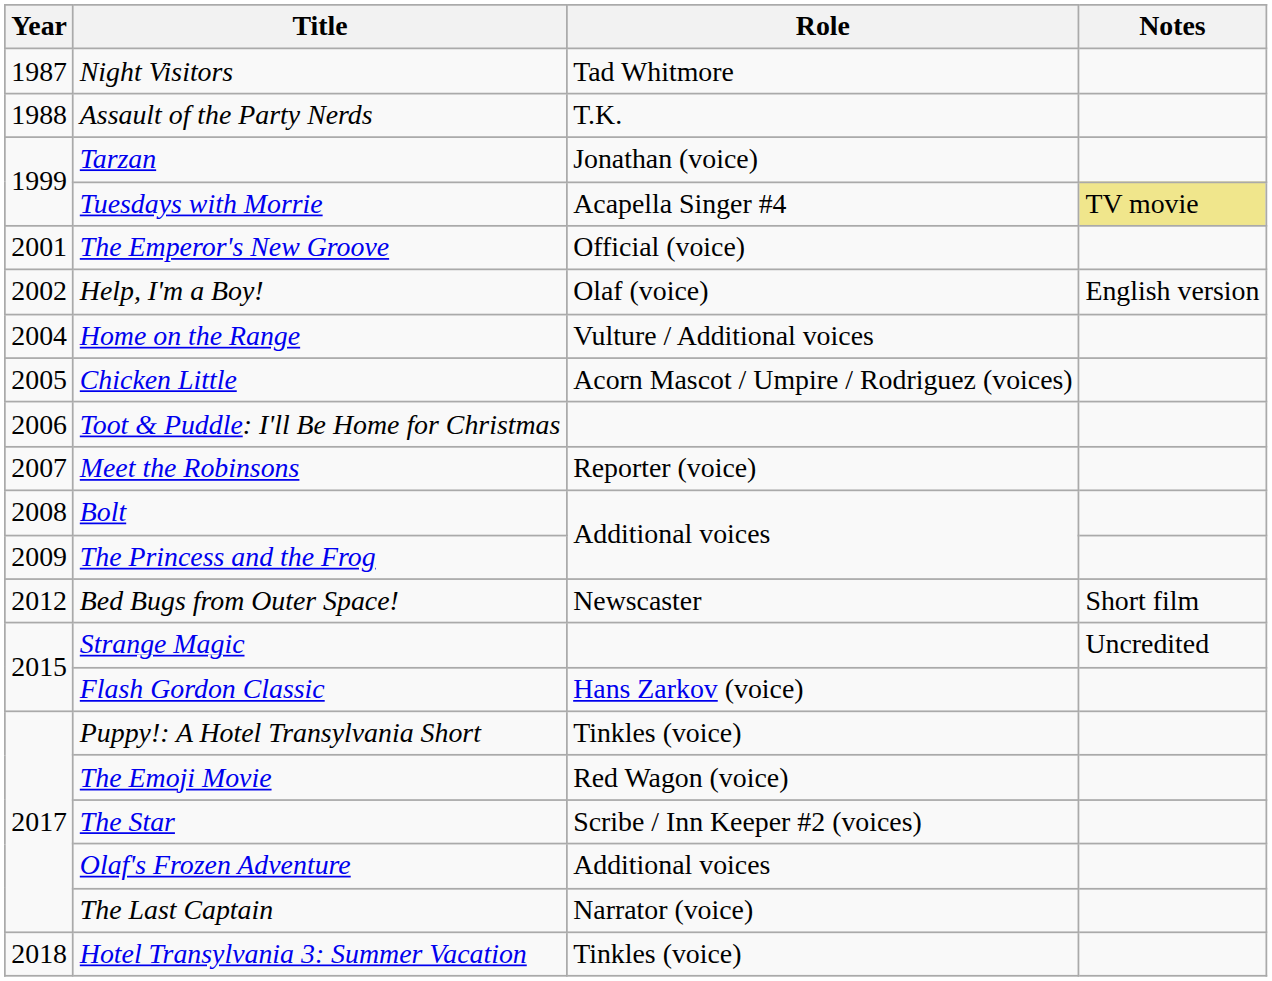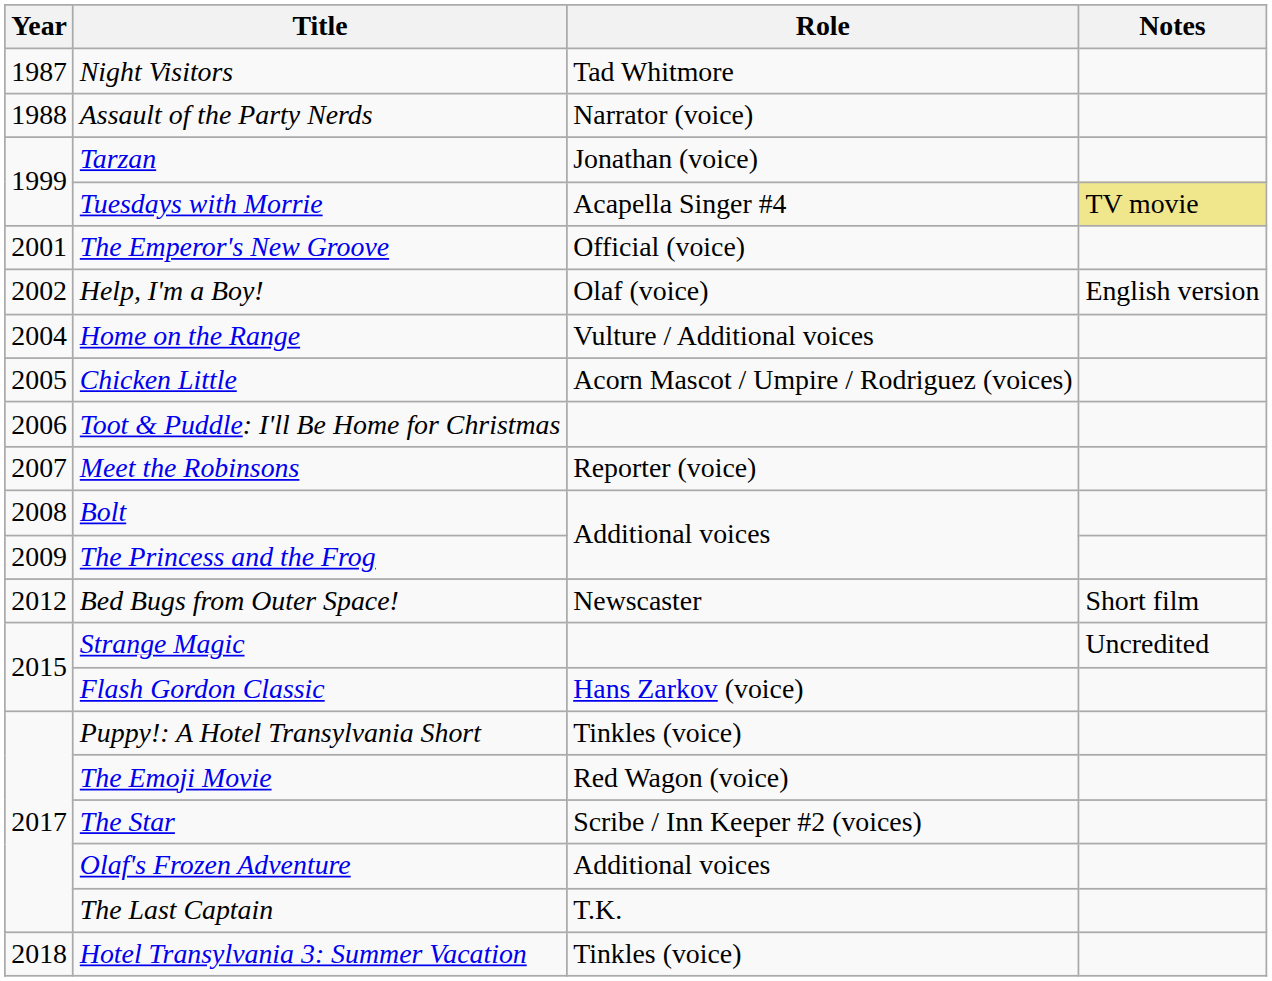(598, 114) T.K. -> (663, 114) Narrator (voice)
(663, 909) Narrator (voice) -> (598, 909) T.K.
